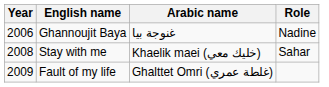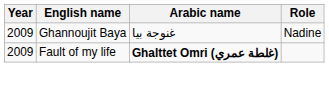(20, 33) 2006 -> (20, 33) 2009
- row: (73, 52)
(202, 72) normal -> (205, 52) bold
